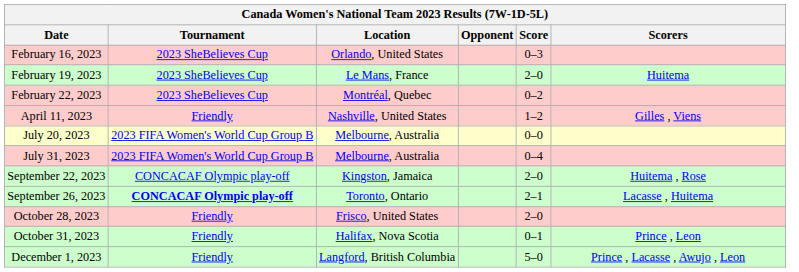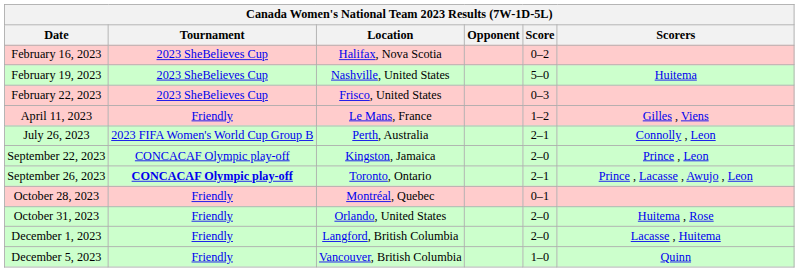(387, 55) Orlando, United States -> (390, 55) Halifax, Nova Scotia
(534, 55) 0–3 -> (540, 55) 0–2
(387, 75) Le Mans, France -> (390, 75) Nashville, United States
(534, 75) 2–0 -> (540, 75) 5–0
(387, 95) Montréal, Quebec -> (390, 95) Frisco, United States
(534, 95) 0–2 -> (540, 95) 0–3
(387, 115) Nashville, United States -> (390, 115) Le Mans, France
- row: (56, 136)
+ row: (56, 136)
- row: (56, 156)
(668, 176) Huitema , Rose -> (676, 156) Prince , Leon
(668, 196) Lacasse , Huitema -> (676, 176) Prince , Lacasse , Awujo , Leon
(387, 216) Frisco, United States -> (390, 196) Montréal, Quebec
(534, 216) 2–0 -> (540, 196) 0–1
(387, 237) Halifax, Nova Scotia -> (390, 216) Orlando, United States
(534, 237) 0–1 -> (540, 216) 2–0
(668, 237) Prince , Leon -> (676, 216) Huitema , Rose
(534, 257) 5–0 -> (540, 237) 2–0
(668, 257) Prince , Lacasse , Awujo , Leon -> (676, 237) Lacasse , Huitema
+ row: (56, 257)
